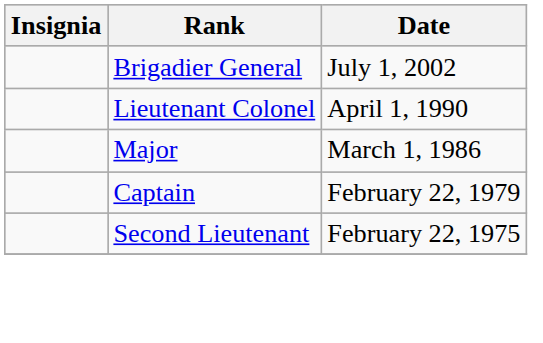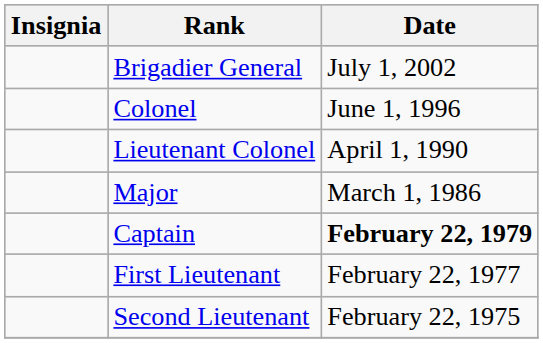+ row: (155, 108)
(424, 191) normal -> (430, 233) bold
+ row: (197, 274)
